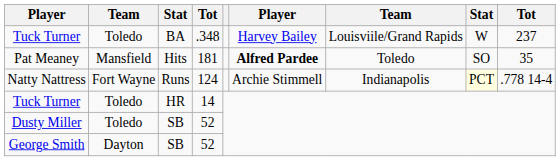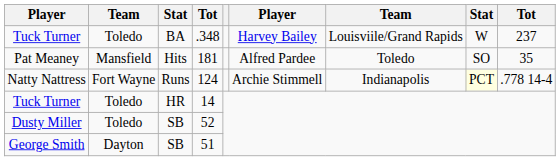(277, 58) bold -> (277, 58) normal
(208, 144) 52 -> (208, 144) 51
